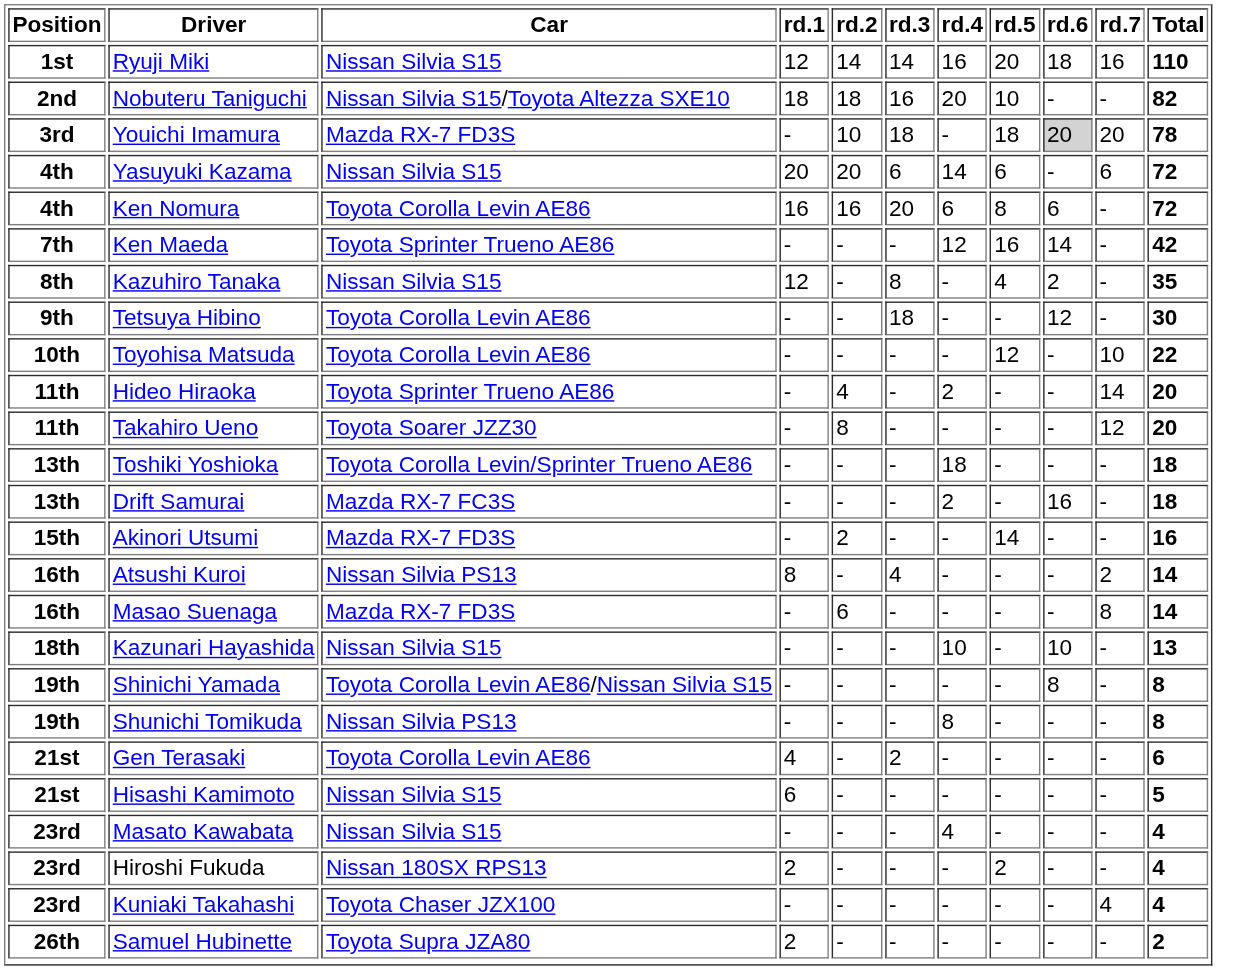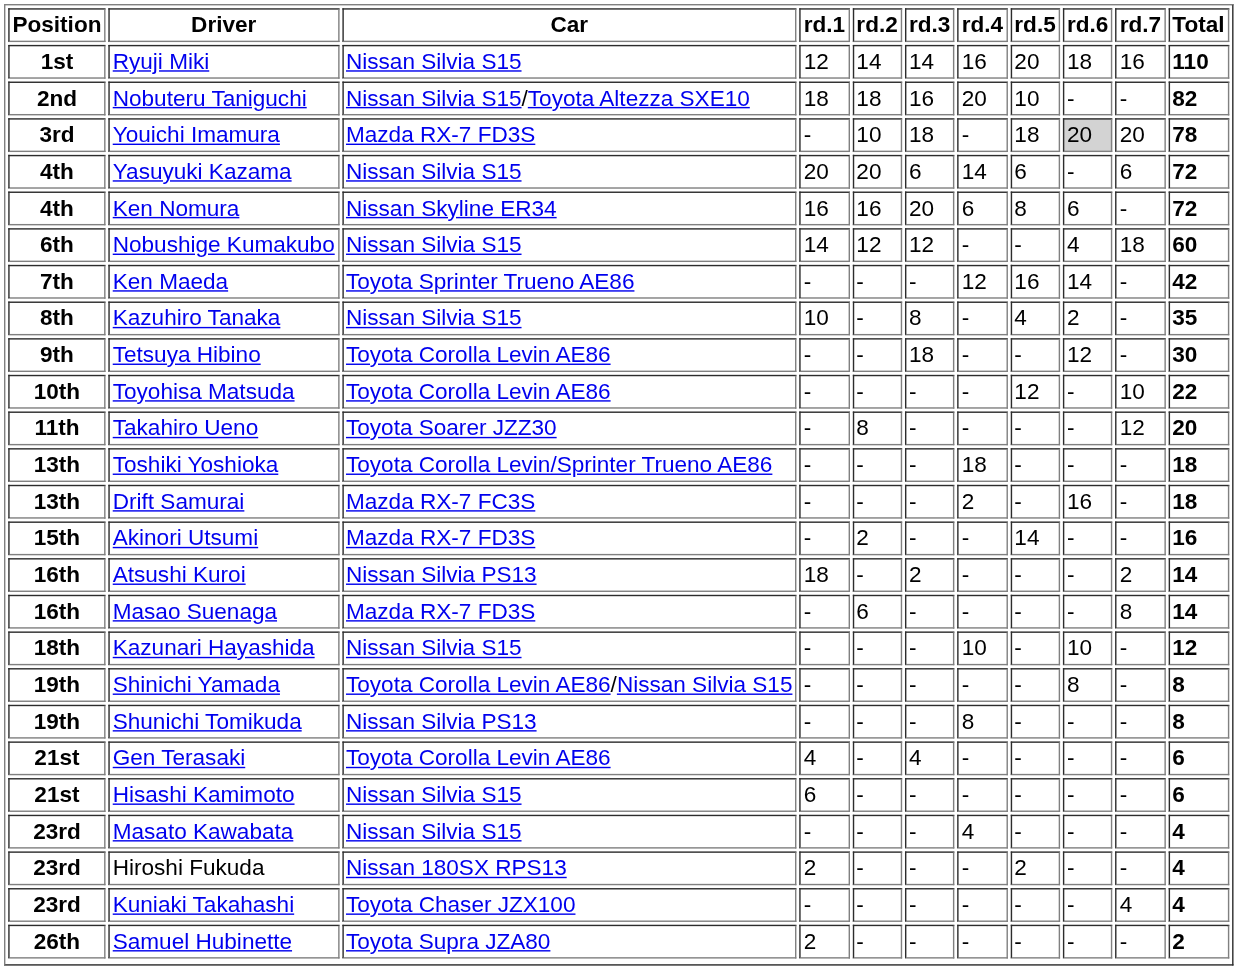(458, 208) Toyota Corolla Levin AE86 -> (451, 208) Nissan Skyline ER34
+ row: (224, 244)
(796, 281) 12 -> (816, 318) 10
- row: (184, 391)
(790, 574) 8 -> (816, 574) 18
(895, 574) 4 -> (915, 574) 2
(1165, 648) 13 -> (1185, 648) 12
(895, 758) 2 -> (915, 758) 4
(1159, 794) 5 -> (1179, 794) 6
